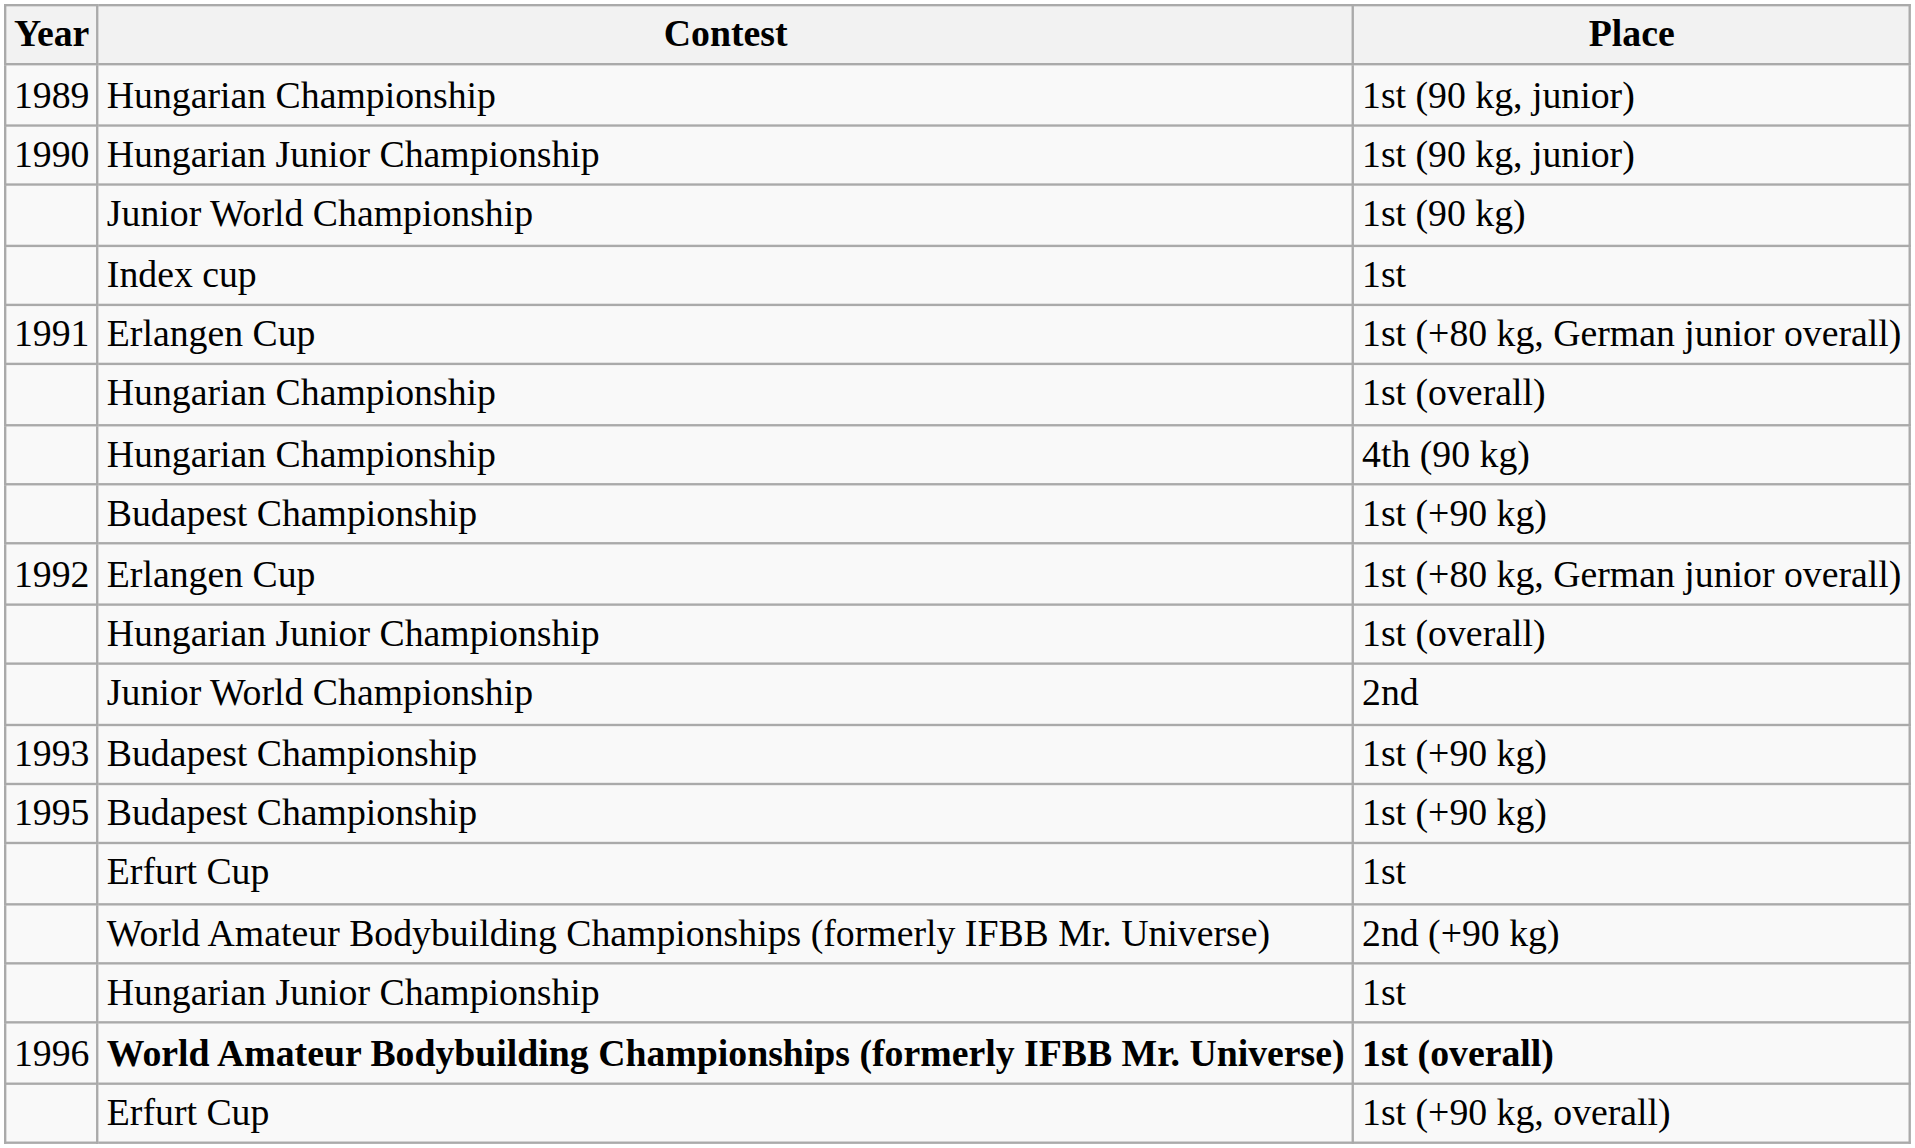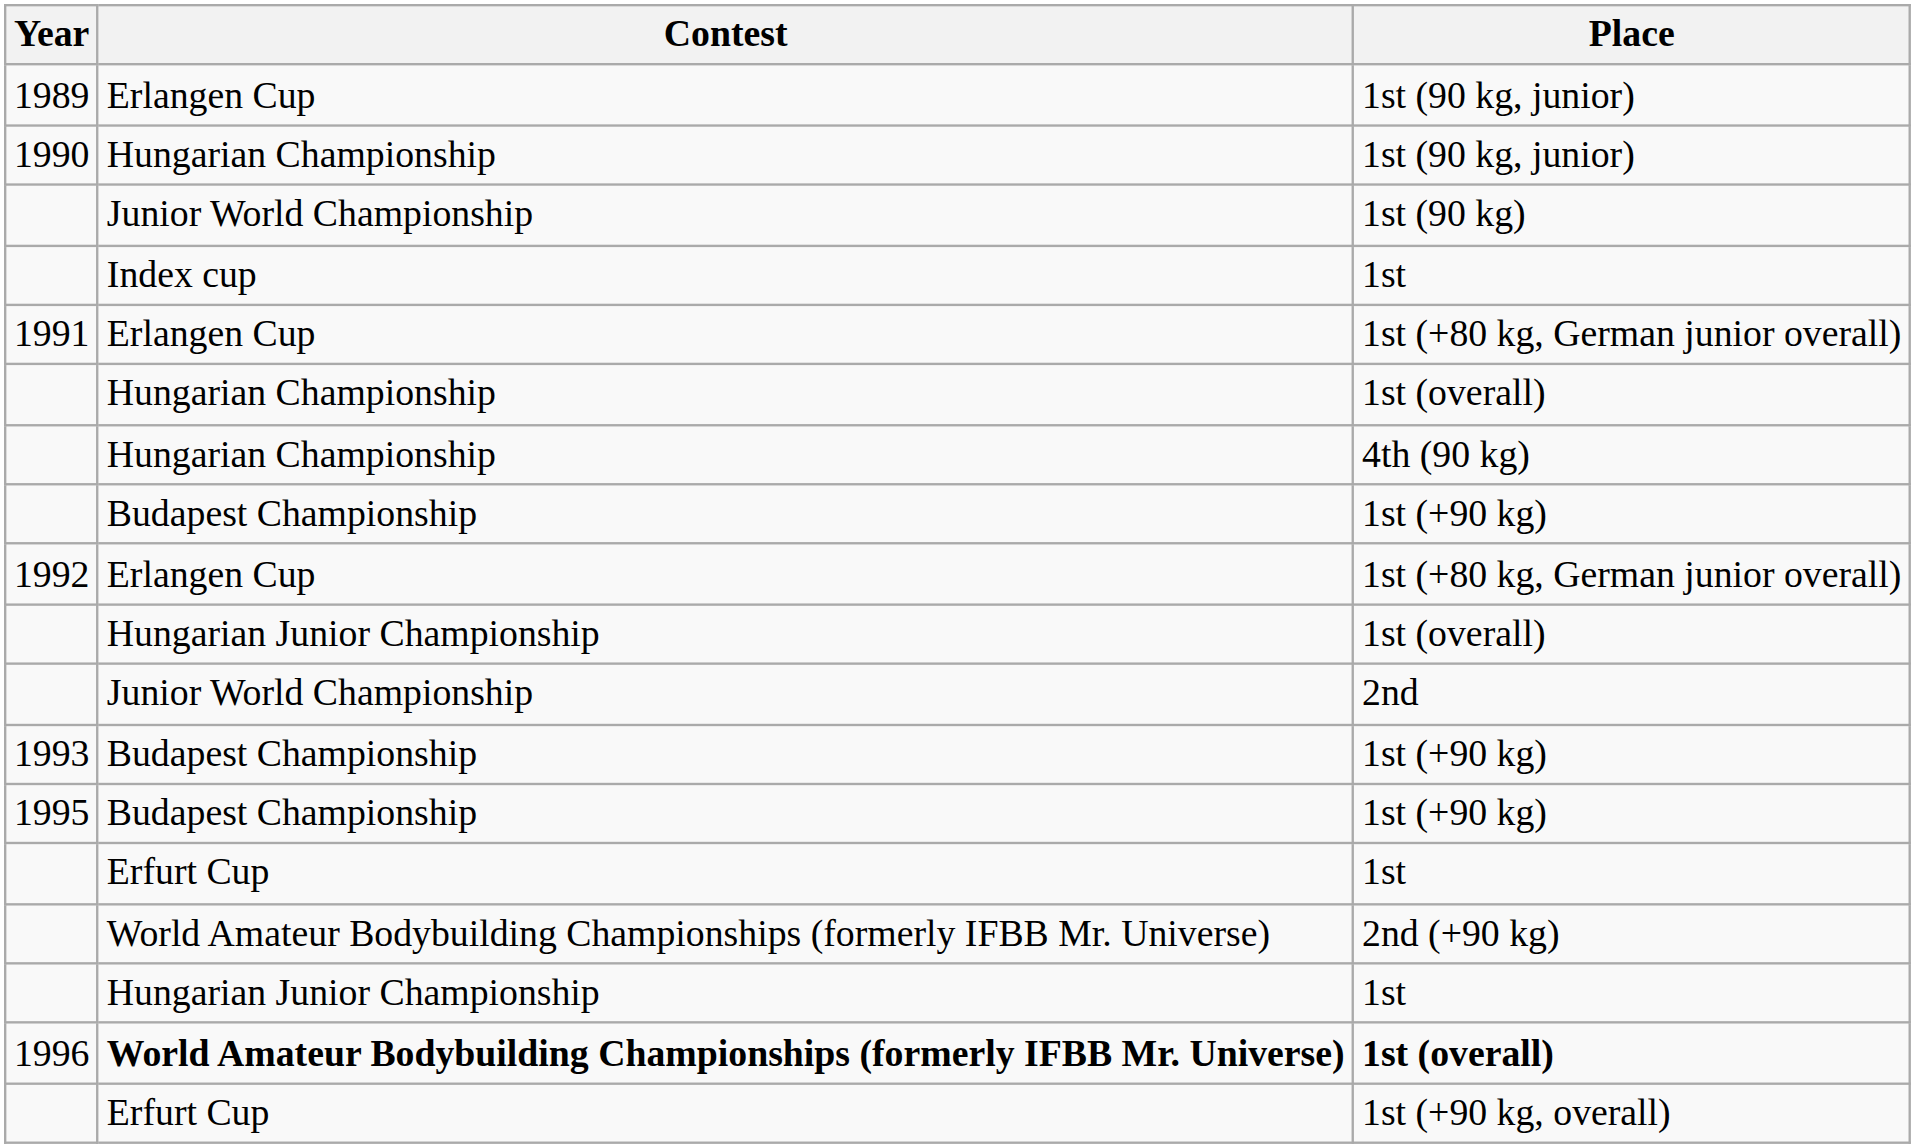(301, 94) Hungarian Championship -> (211, 94) Erlangen Cup
(353, 154) Hungarian Junior Championship -> (301, 154) Hungarian Championship
